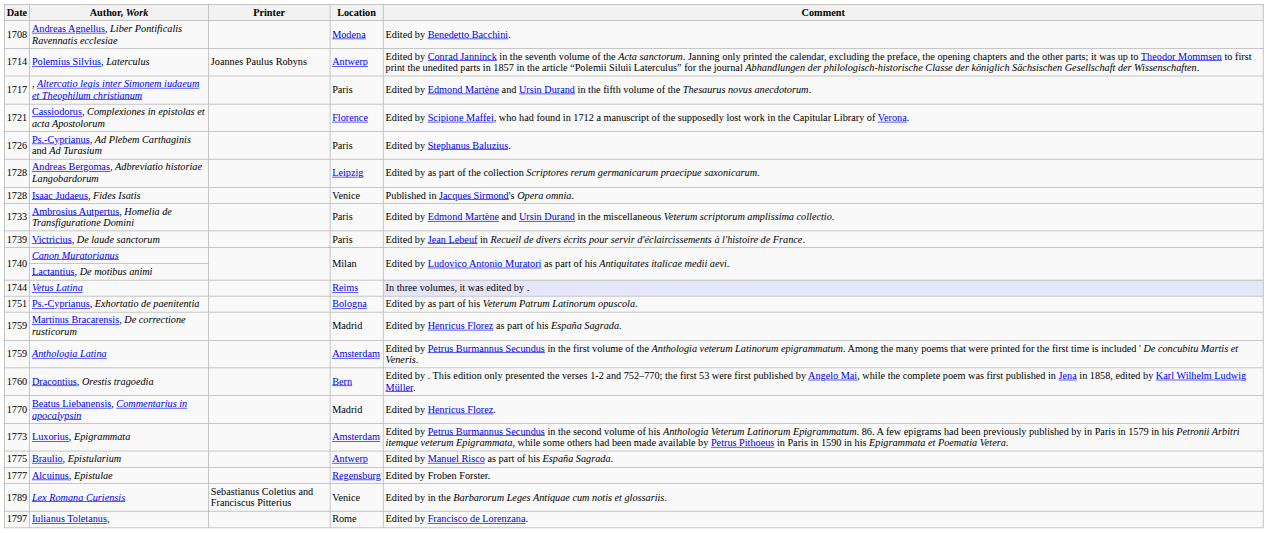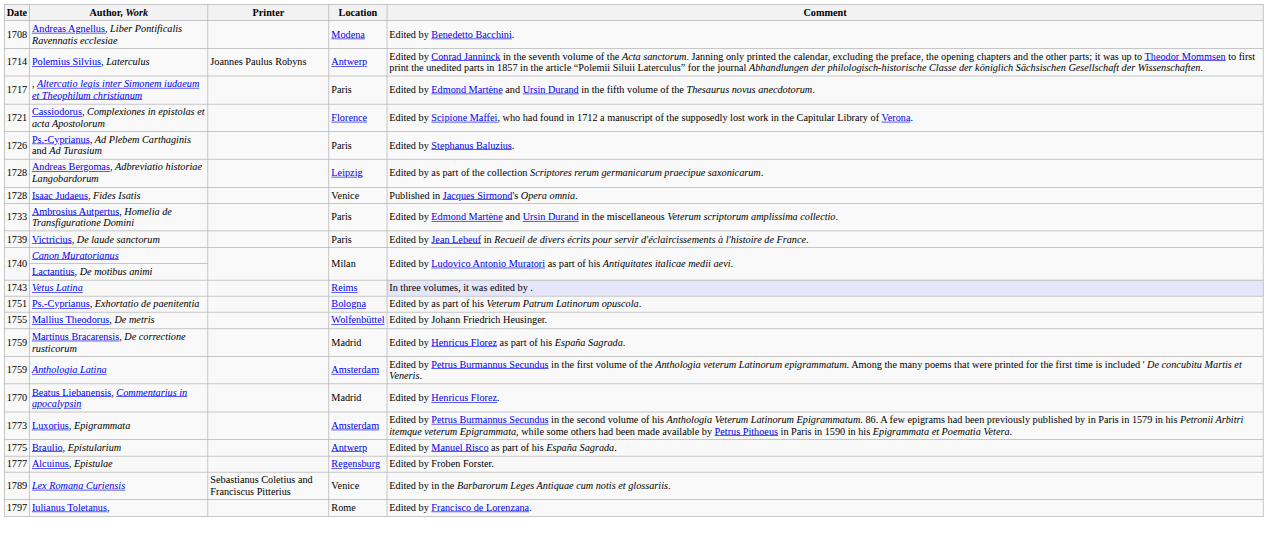(17, 288) 1744 -> (17, 288) 1743
+ row: (93, 320)
- row: (93, 381)
